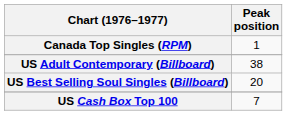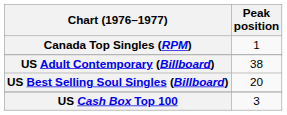(256, 100) 7 -> (256, 100) 3
